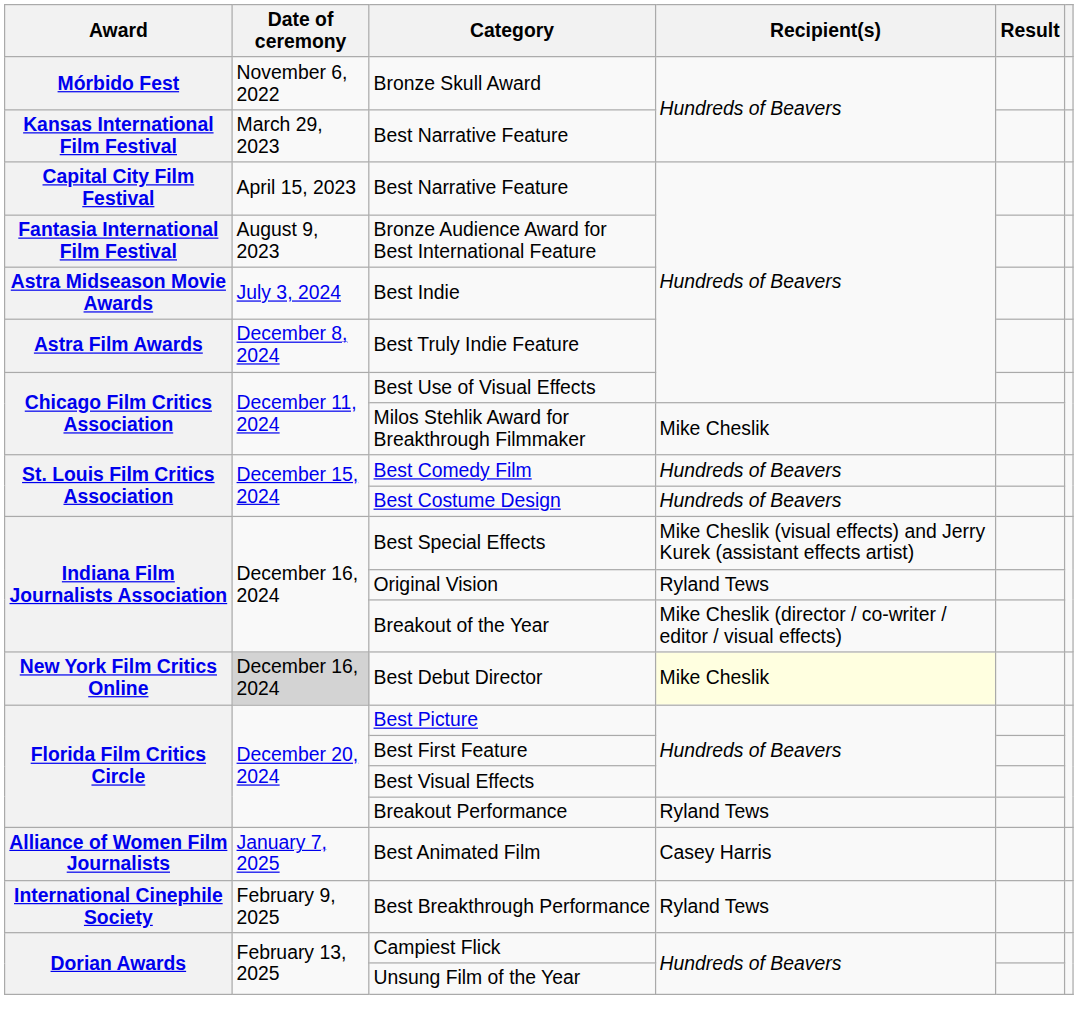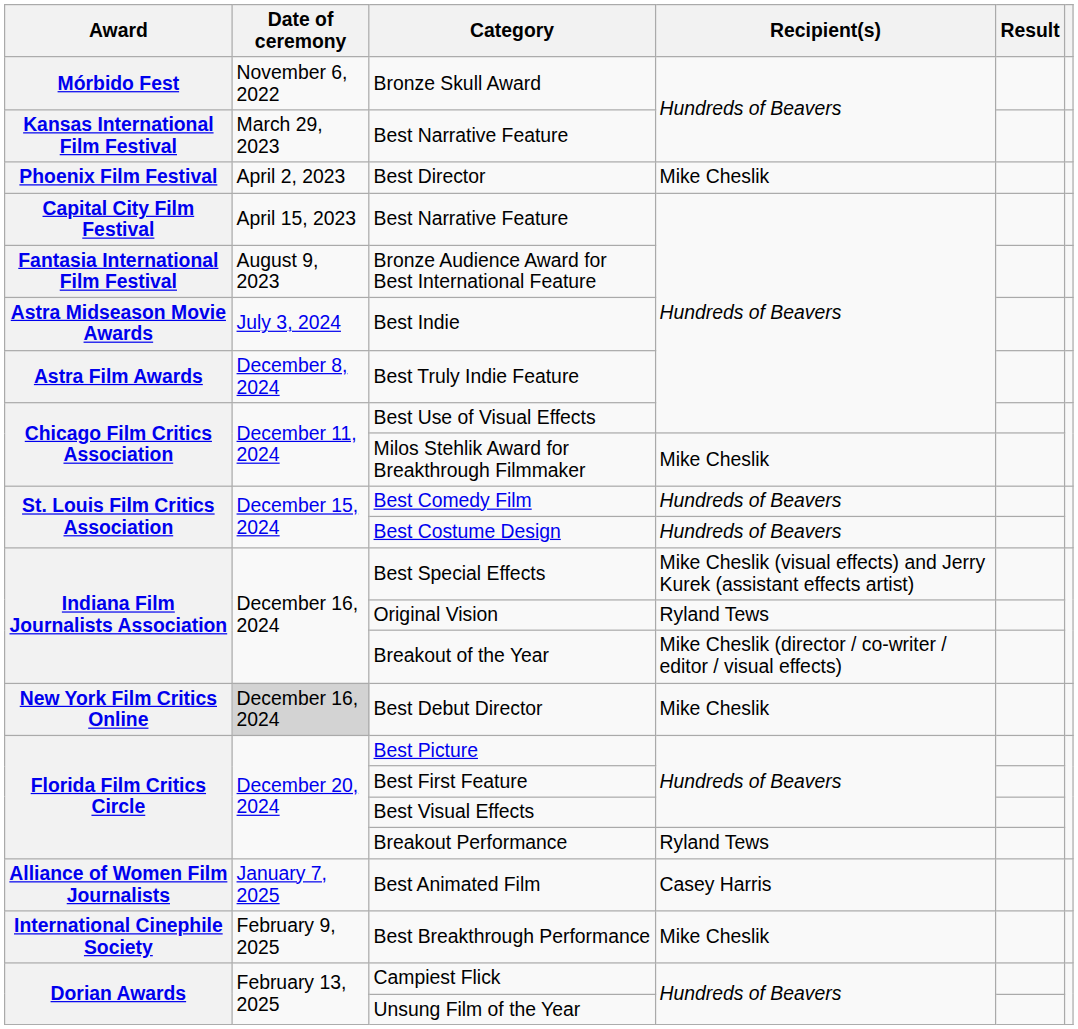+ row: (118, 177)
(714, 678) lightyellow background -> (714, 709) no background
(714, 906) Ryland Tews -> (714, 936) Mike Cheslik
